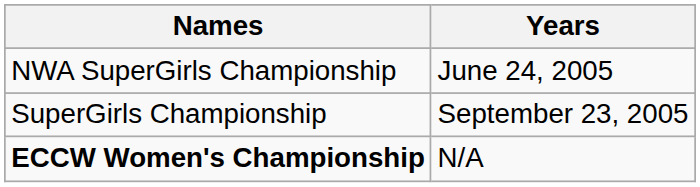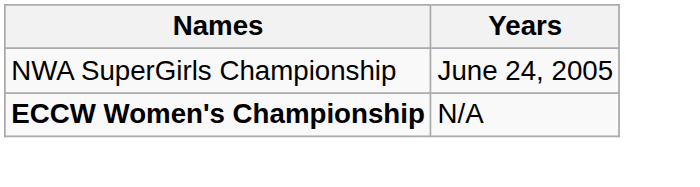- row: (169, 114)
